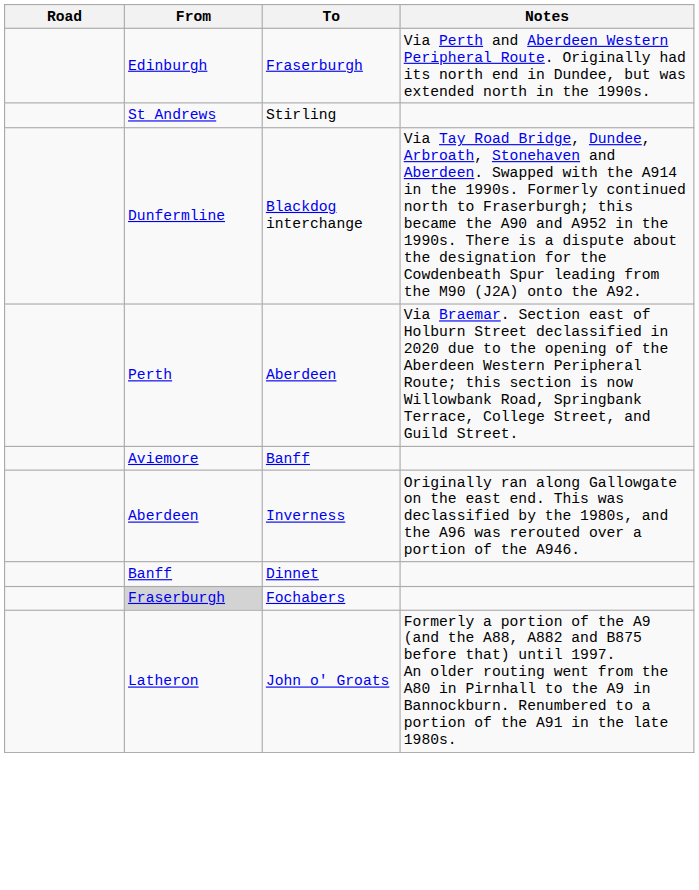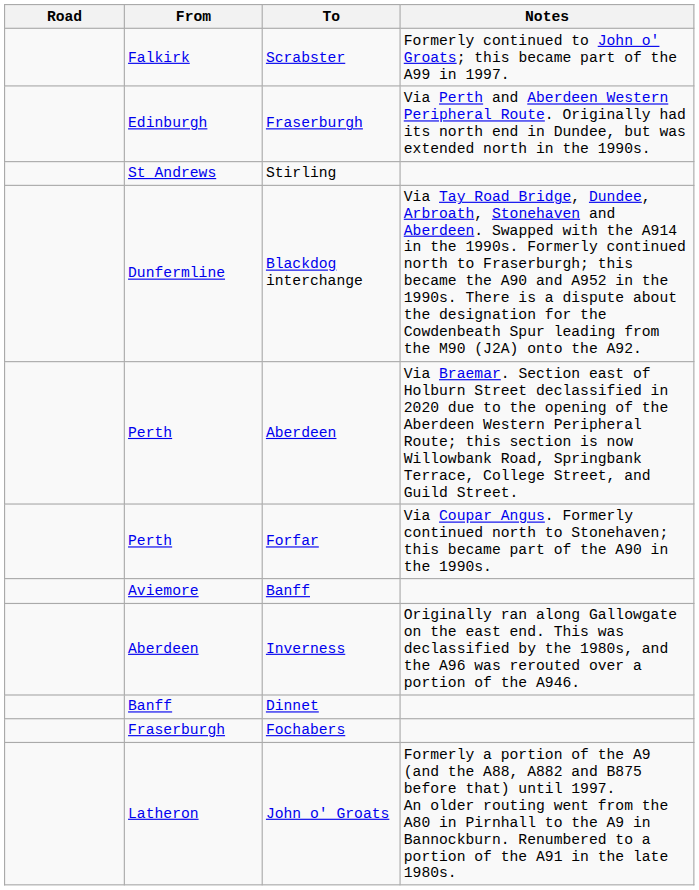+ row: (306, 57)
+ row: (292, 542)
(177, 598) lightgrey background -> (177, 731) no background
